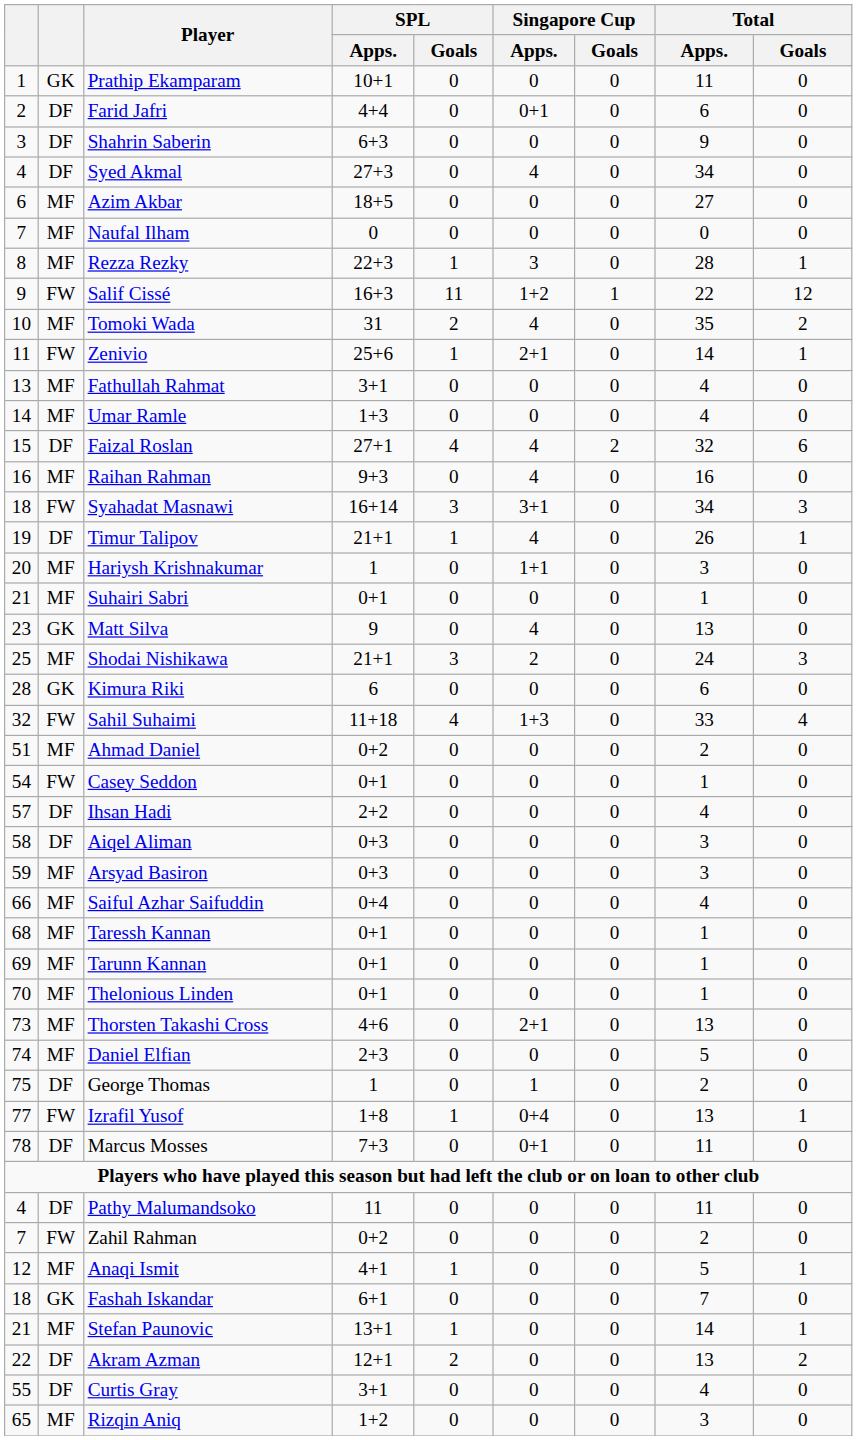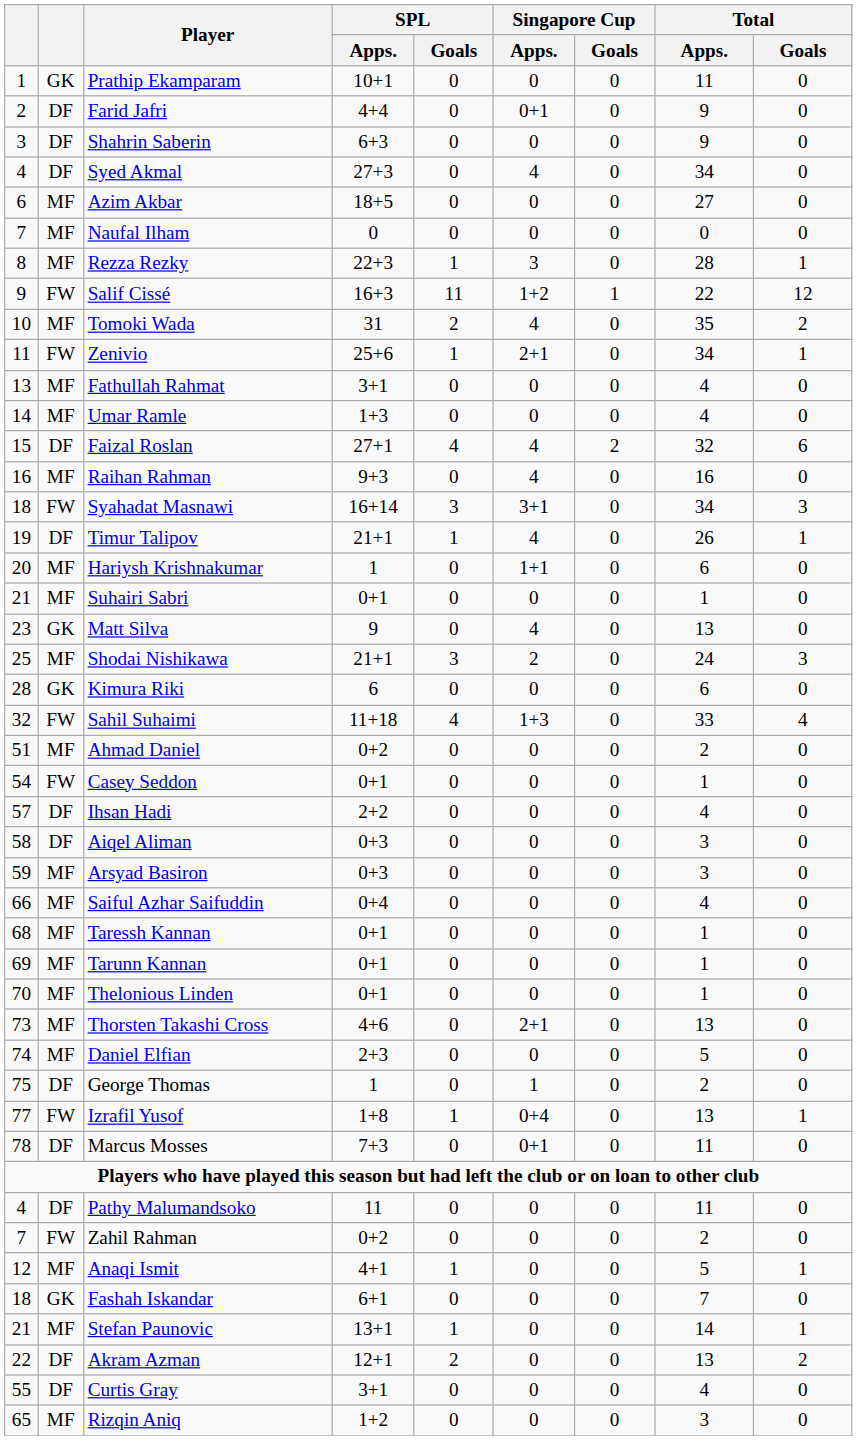(704, 111) 6 -> (704, 111) 9
(704, 354) 14 -> (704, 354) 34
(704, 567) 3 -> (704, 567) 6
